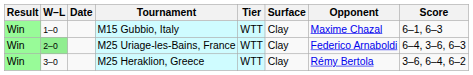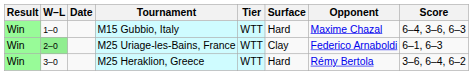(278, 29) Clay -> (279, 29) Hard
(422, 29) 6–1, 6–3 -> (434, 29) 6–4, 3–6, 6–3
(434, 45) 6–4, 3–6, 6–3 -> (422, 45) 6–1, 6–3
(278, 62) Clay -> (279, 62) Hard
